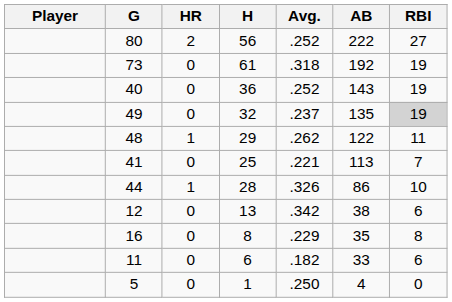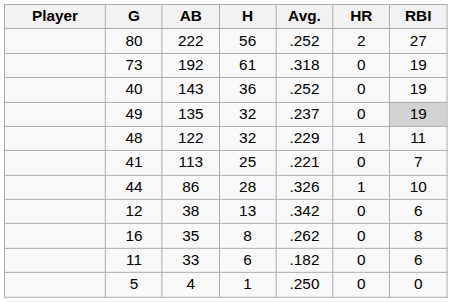columns swapped: (361, 16) <-> (191, 16)
(248, 138) 29 -> (248, 138) 32
(304, 138) .262 -> (304, 138) .229
(304, 235) .229 -> (304, 235) .262
